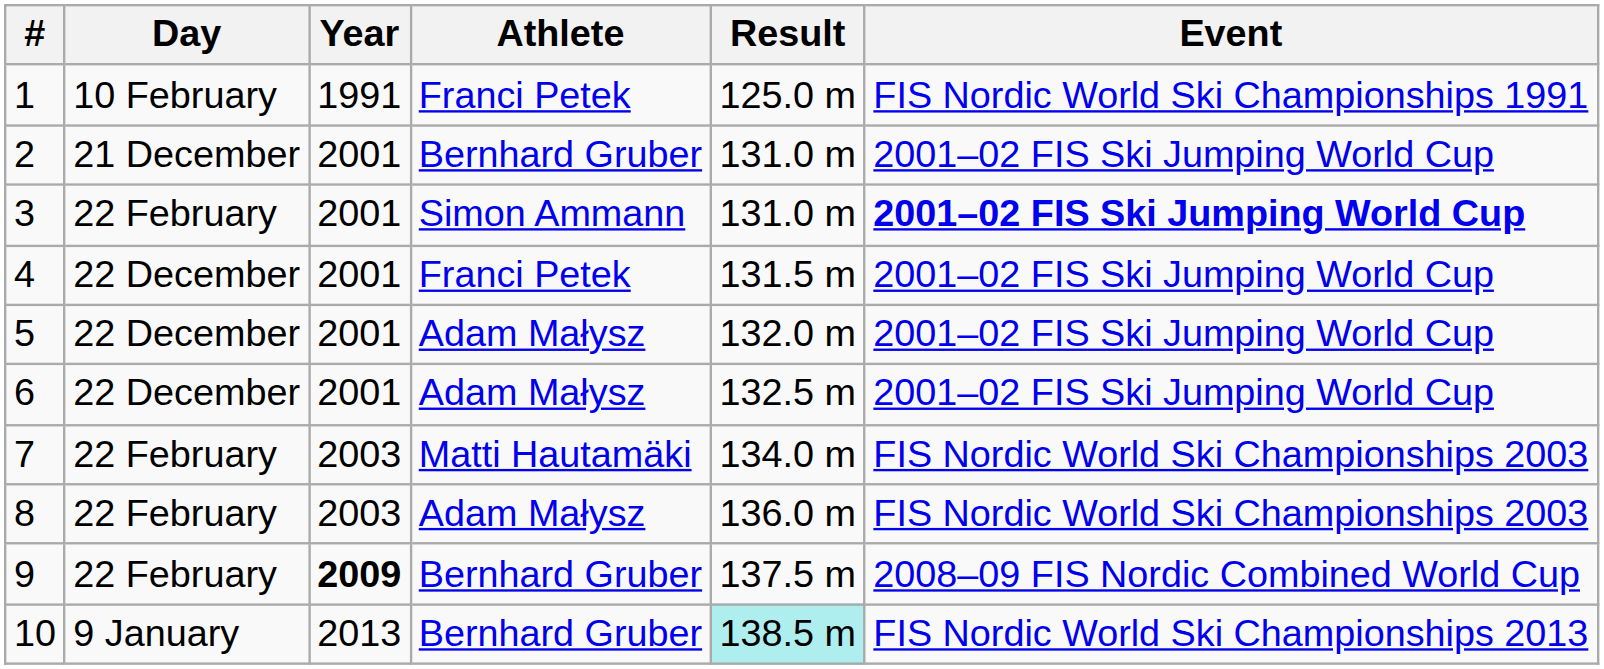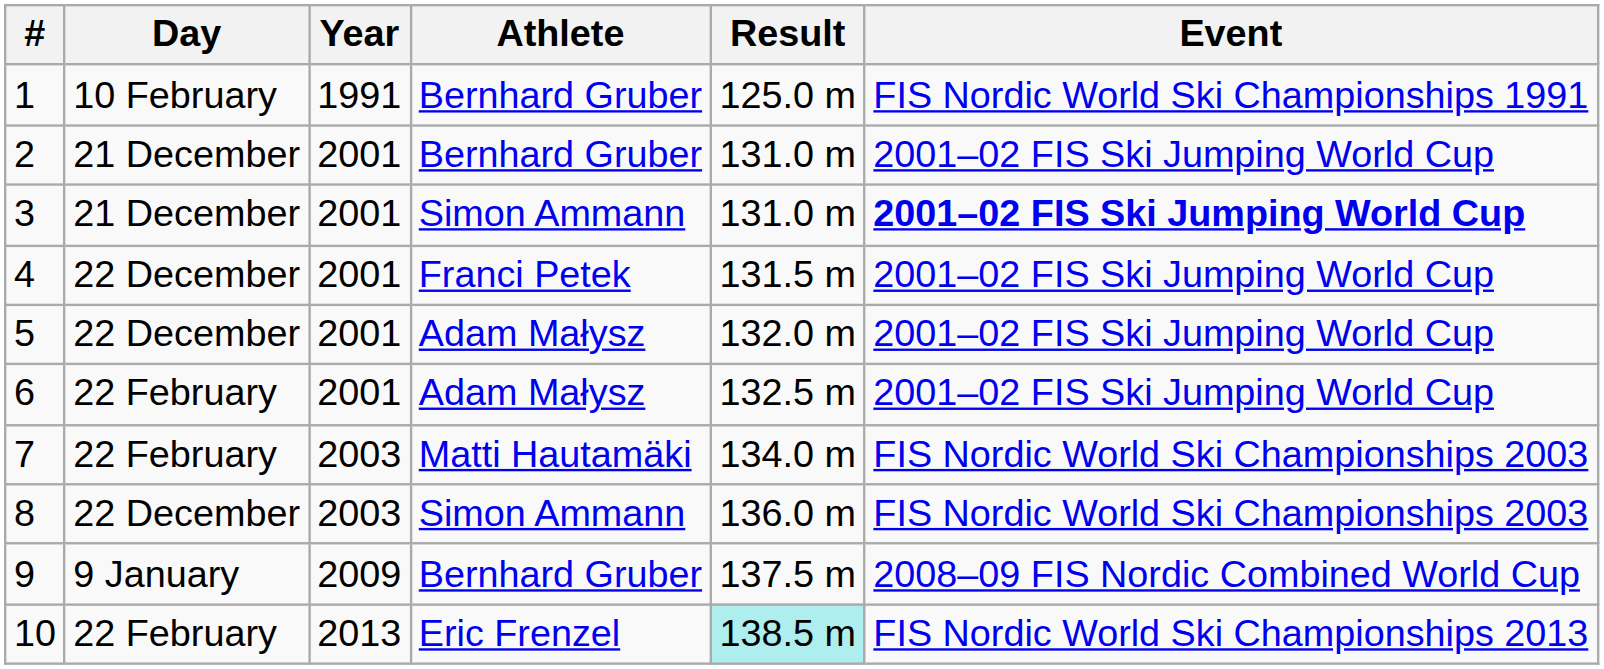(525, 94) Franci Petek -> (560, 94) Bernhard Gruber
(175, 214) 22 February -> (187, 214) 21 December
(187, 393) 22 December -> (175, 393) 22 February
(175, 513) 22 February -> (187, 513) 22 December
(532, 513) Adam Małysz -> (552, 513) Simon Ammann
(175, 573) 22 February -> (156, 573) 9 January
(359, 573) bold -> (359, 573) normal
(156, 633) 9 January -> (175, 633) 22 February
(560, 633) Bernhard Gruber -> (519, 633) Eric Frenzel
